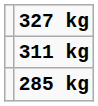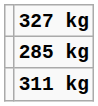rows swapped: (54, 52) <-> (54, 84)
